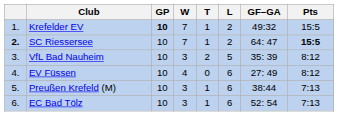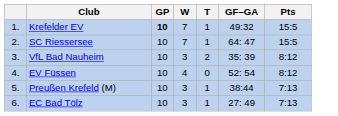- column: (230, 12)
(16, 42) bold -> (16, 42) normal
(310, 42) bold -> (288, 42) normal
(264, 73) 27: 49 -> (242, 73) 52: 54
(264, 103) 52: 54 -> (242, 103) 27: 49
